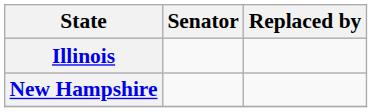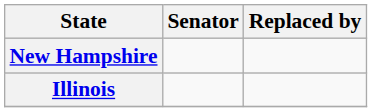rows swapped: (84, 55) <-> (84, 89)
